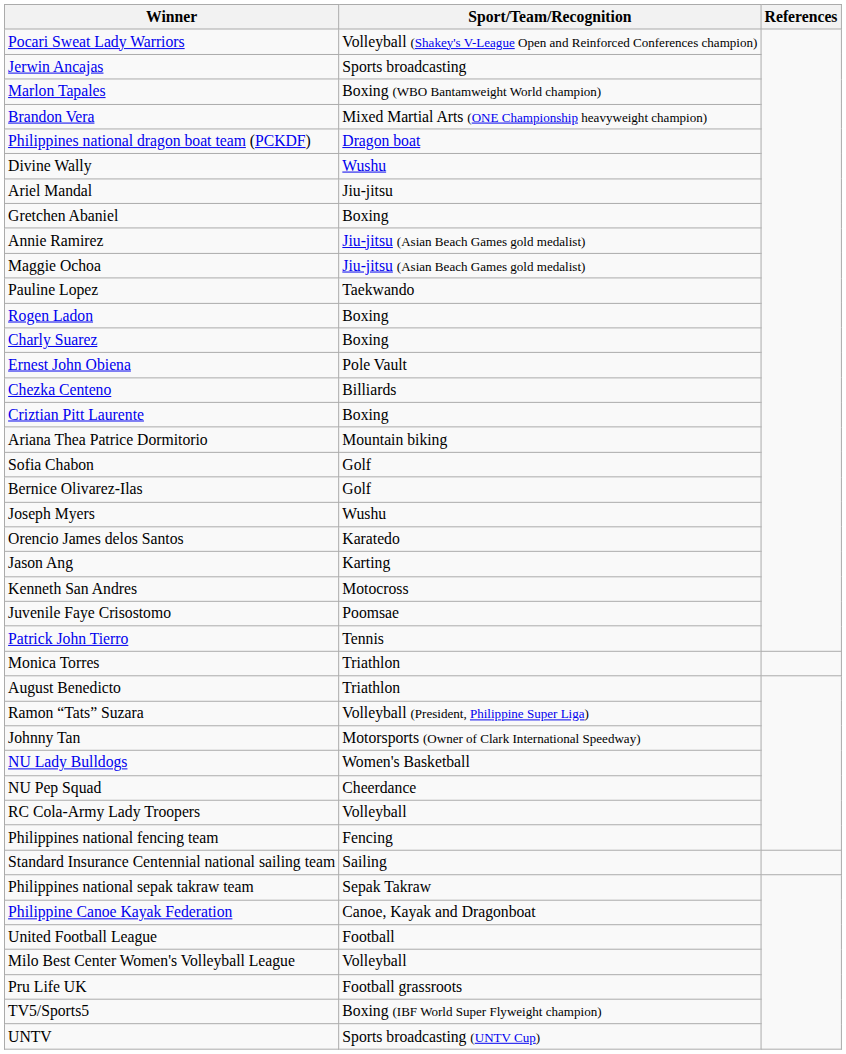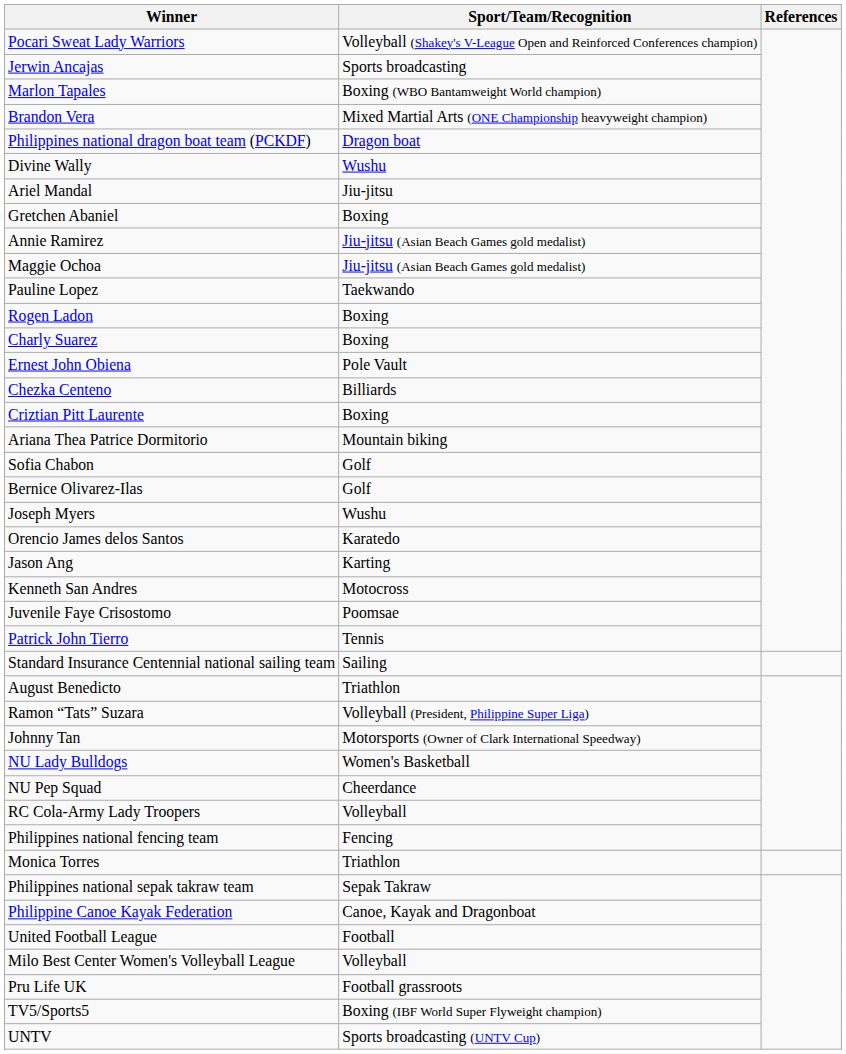rows swapped: (54, 663) <-> (172, 862)
